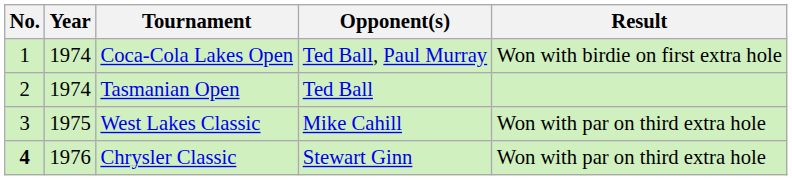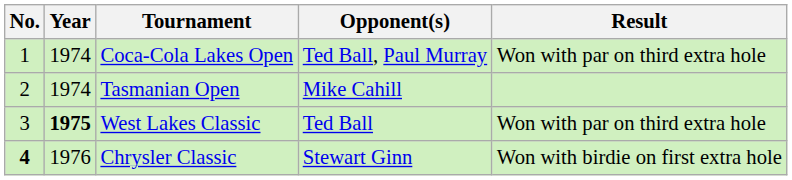(639, 55) Won with birdie on first extra hole -> (631, 55) Won with par on third extra hole
(338, 89) Ted Ball -> (352, 89) Mike Cahill
(70, 123) normal -> (70, 123) bold
(352, 123) Mike Cahill -> (338, 123) Ted Ball
(631, 158) Won with par on third extra hole -> (639, 158) Won with birdie on first extra hole
